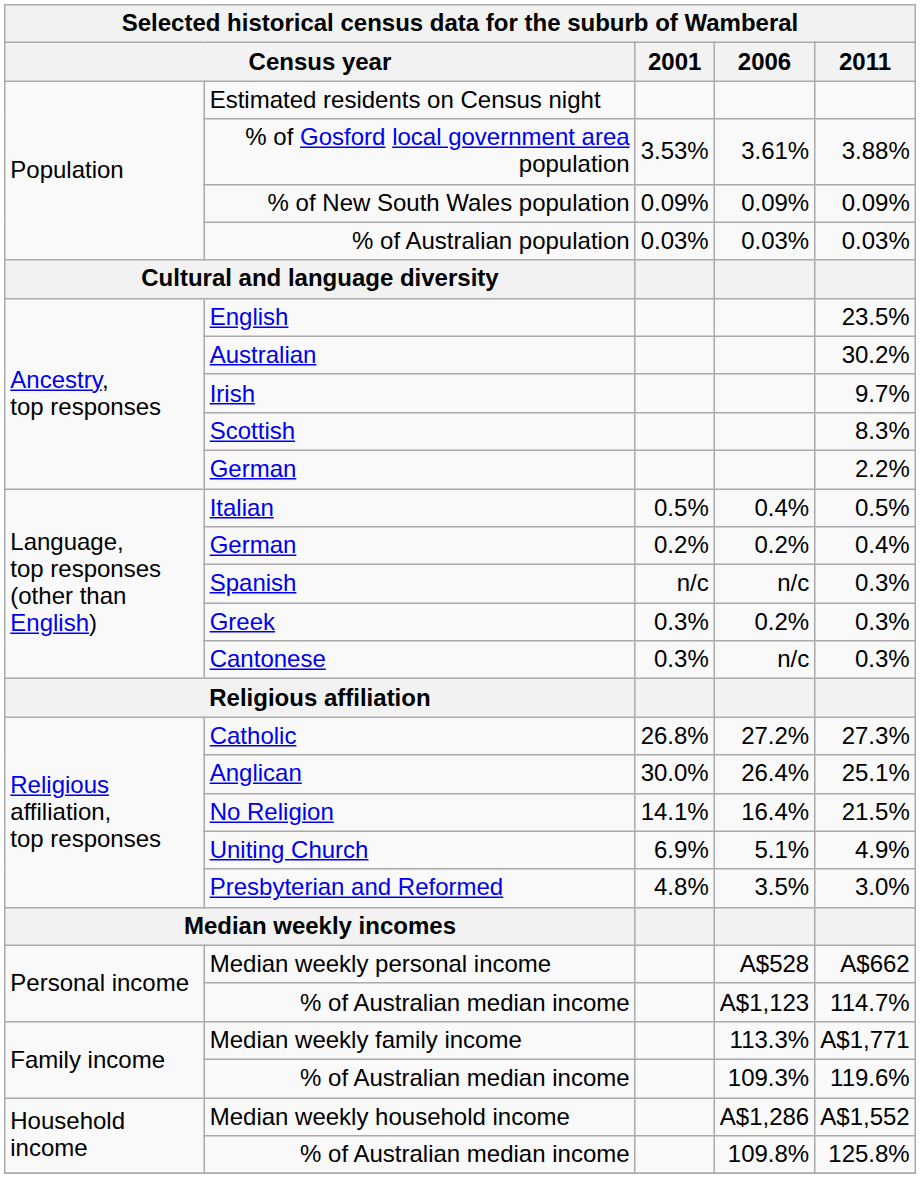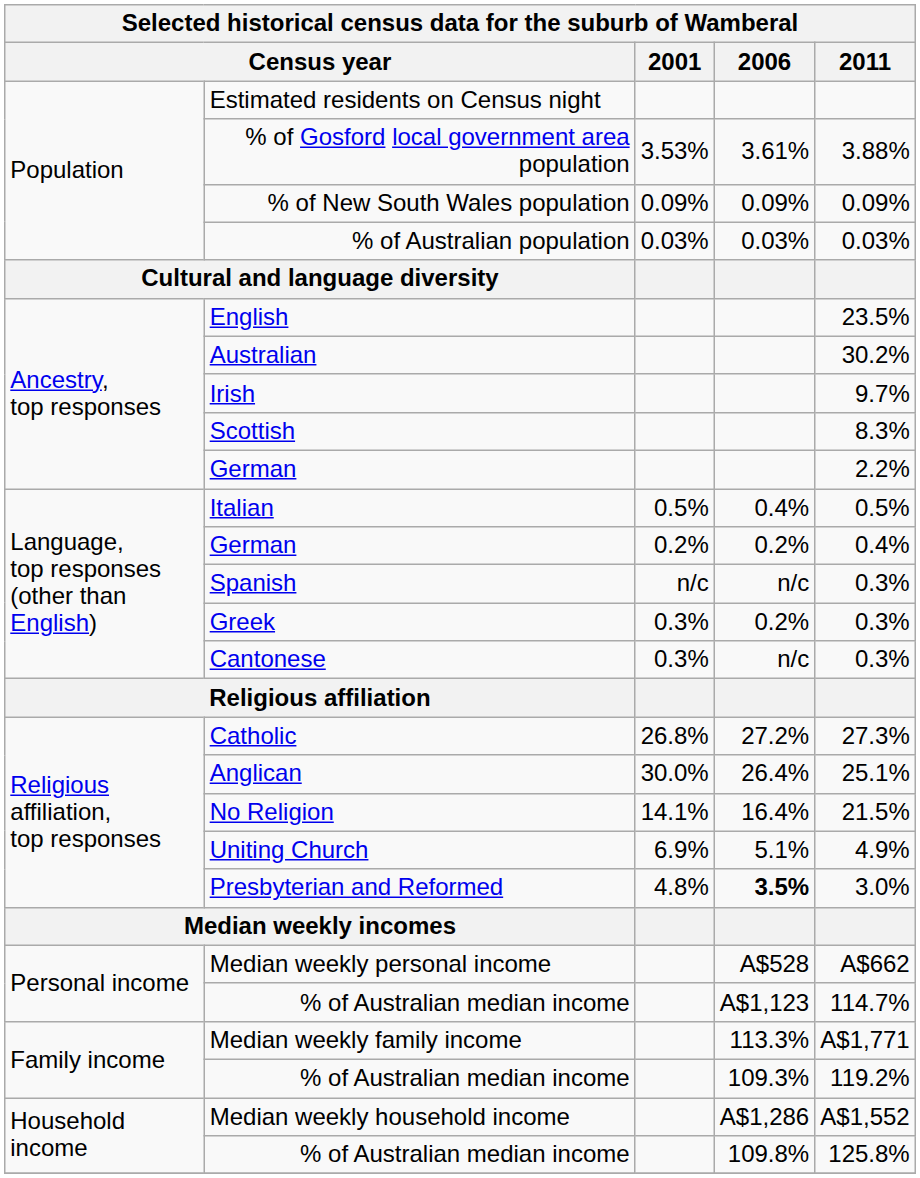(779, 887) normal -> (779, 887) bold
(867, 1078) 119.6% -> (867, 1078) 119.2%
